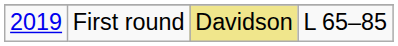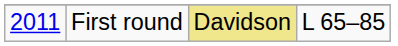(36, 23) 2019 -> (35, 23) 2011
